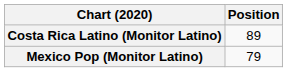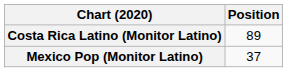(254, 56) 79 -> (254, 56) 37
